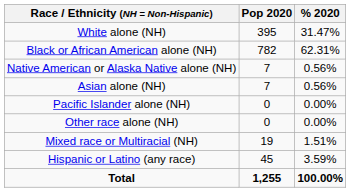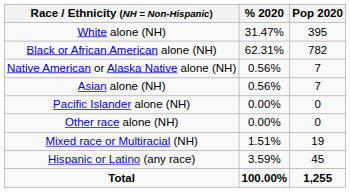columns swapped: (267, 13) <-> (320, 13)
